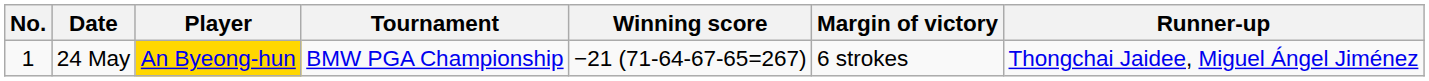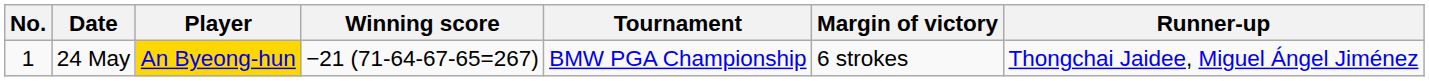columns swapped: (435, 23) <-> (690, 23)
